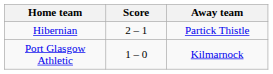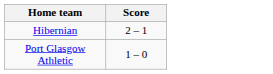- column: (217, 13)
